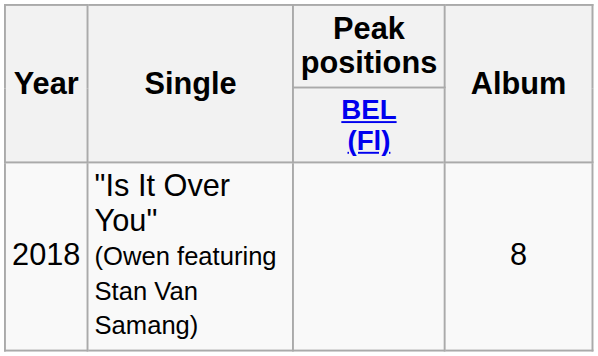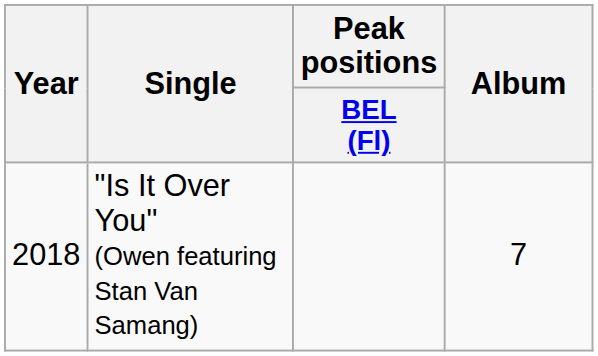(519, 255) 8 -> (519, 255) 7
